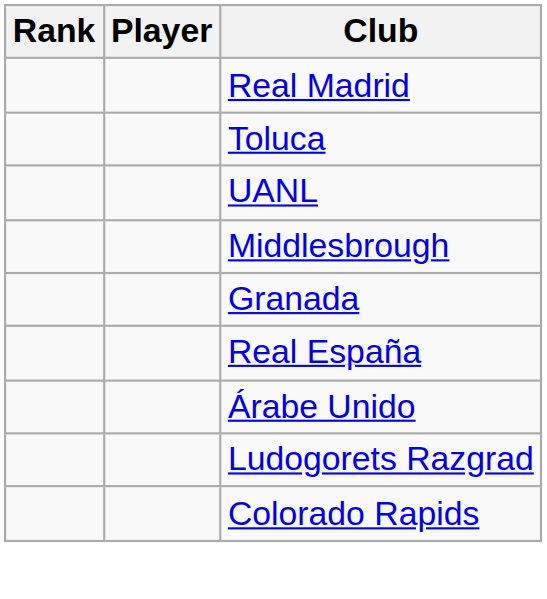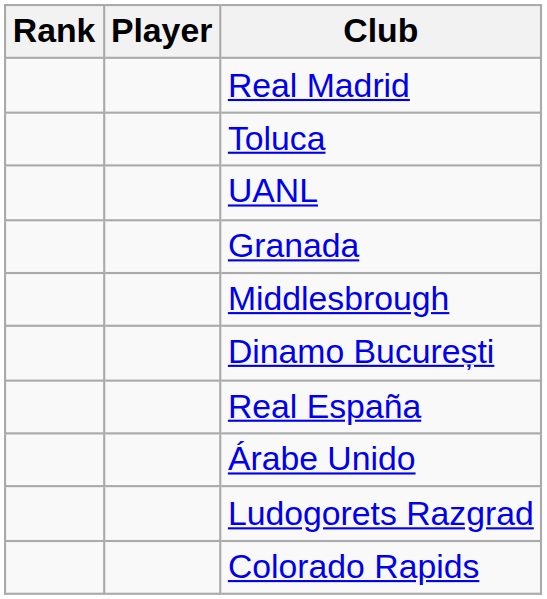rows swapped: (339, 245) <-> (294, 298)
+ row: (361, 352)
